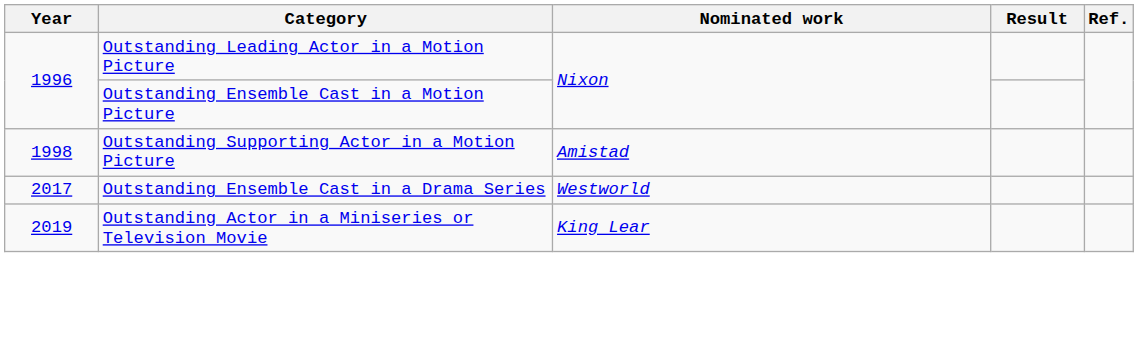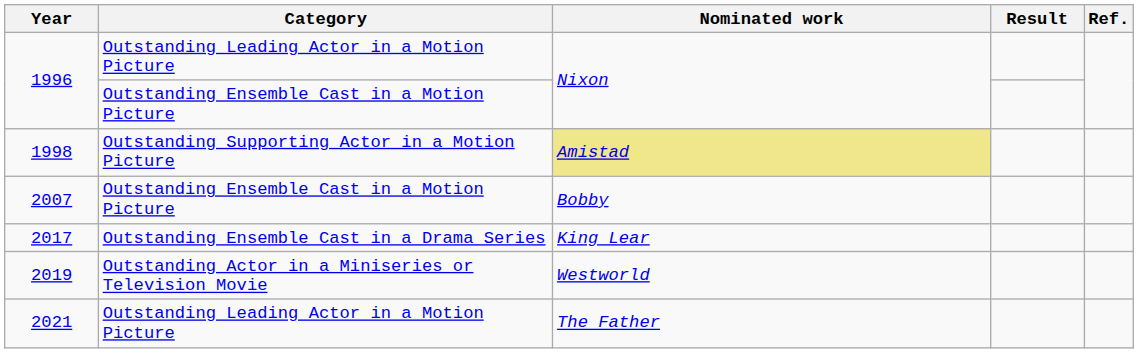(593, 152) no background -> (593, 152) khaki background
+ row: (52, 200)
(603, 190) Westworld -> (603, 238) King Lear
(603, 228) King Lear -> (603, 276) Westworld
+ row: (52, 323)
